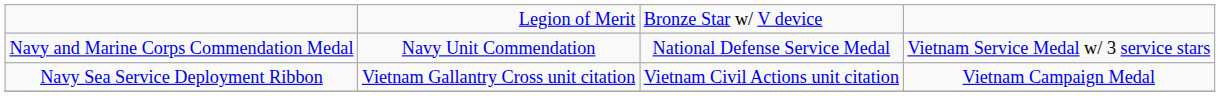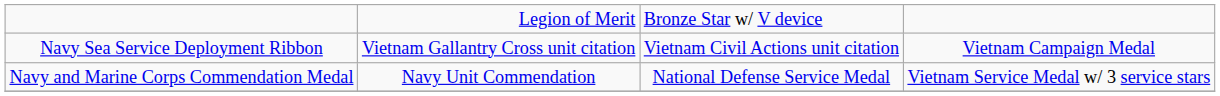rows swapped: (181, 47) <-> (181, 76)
